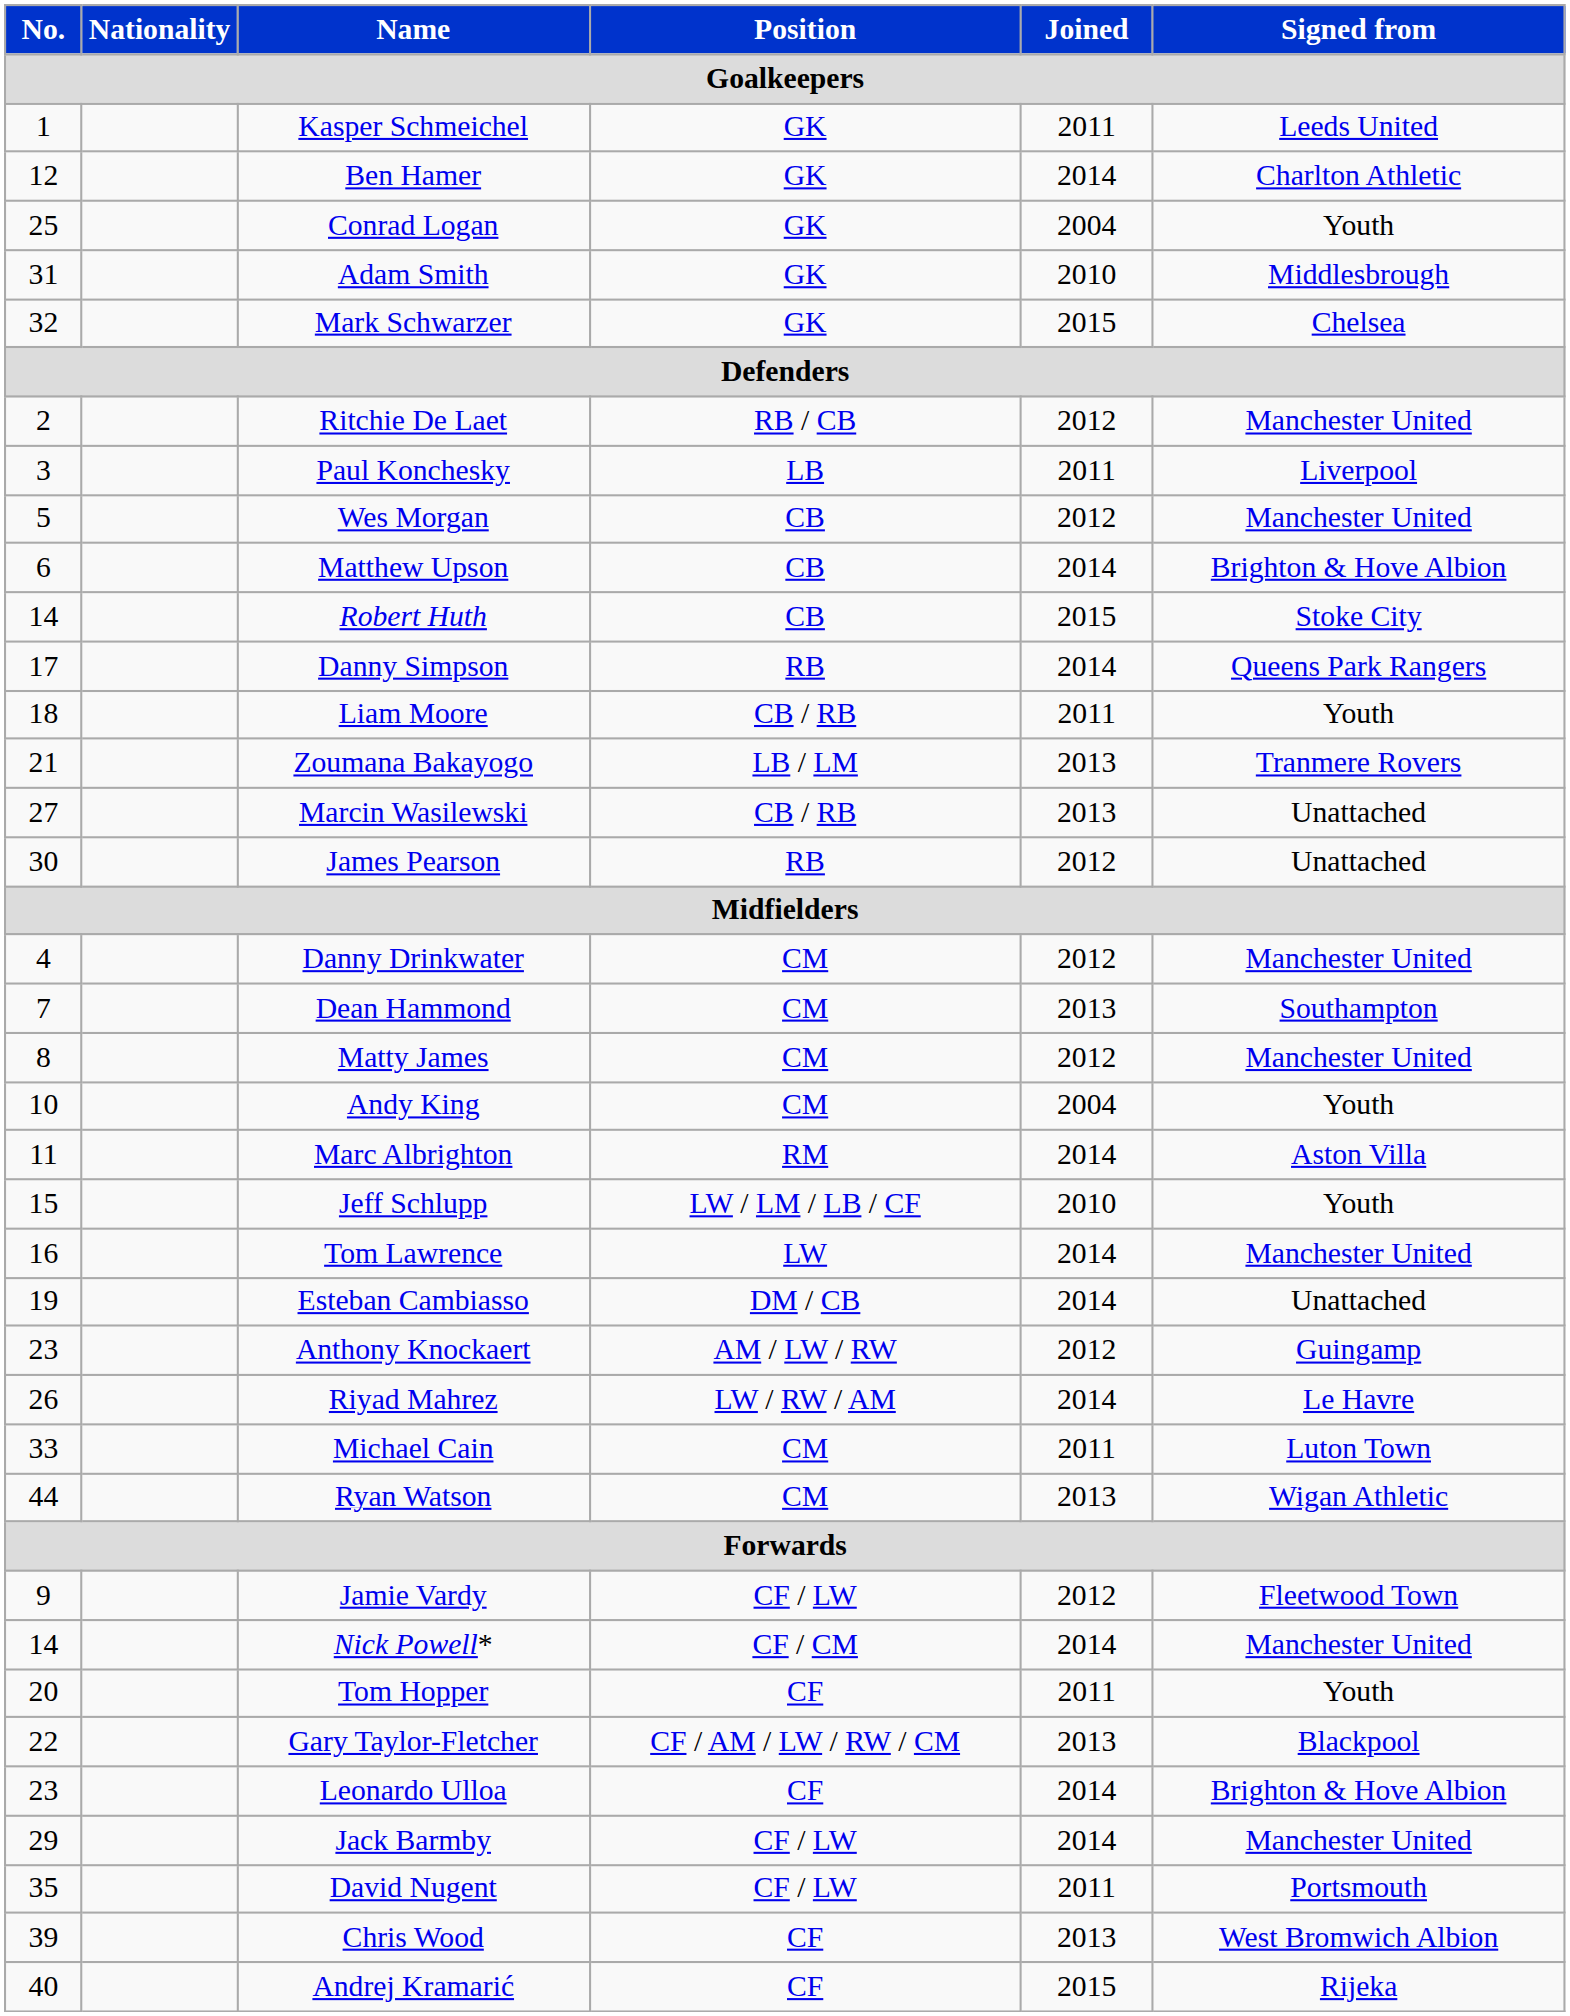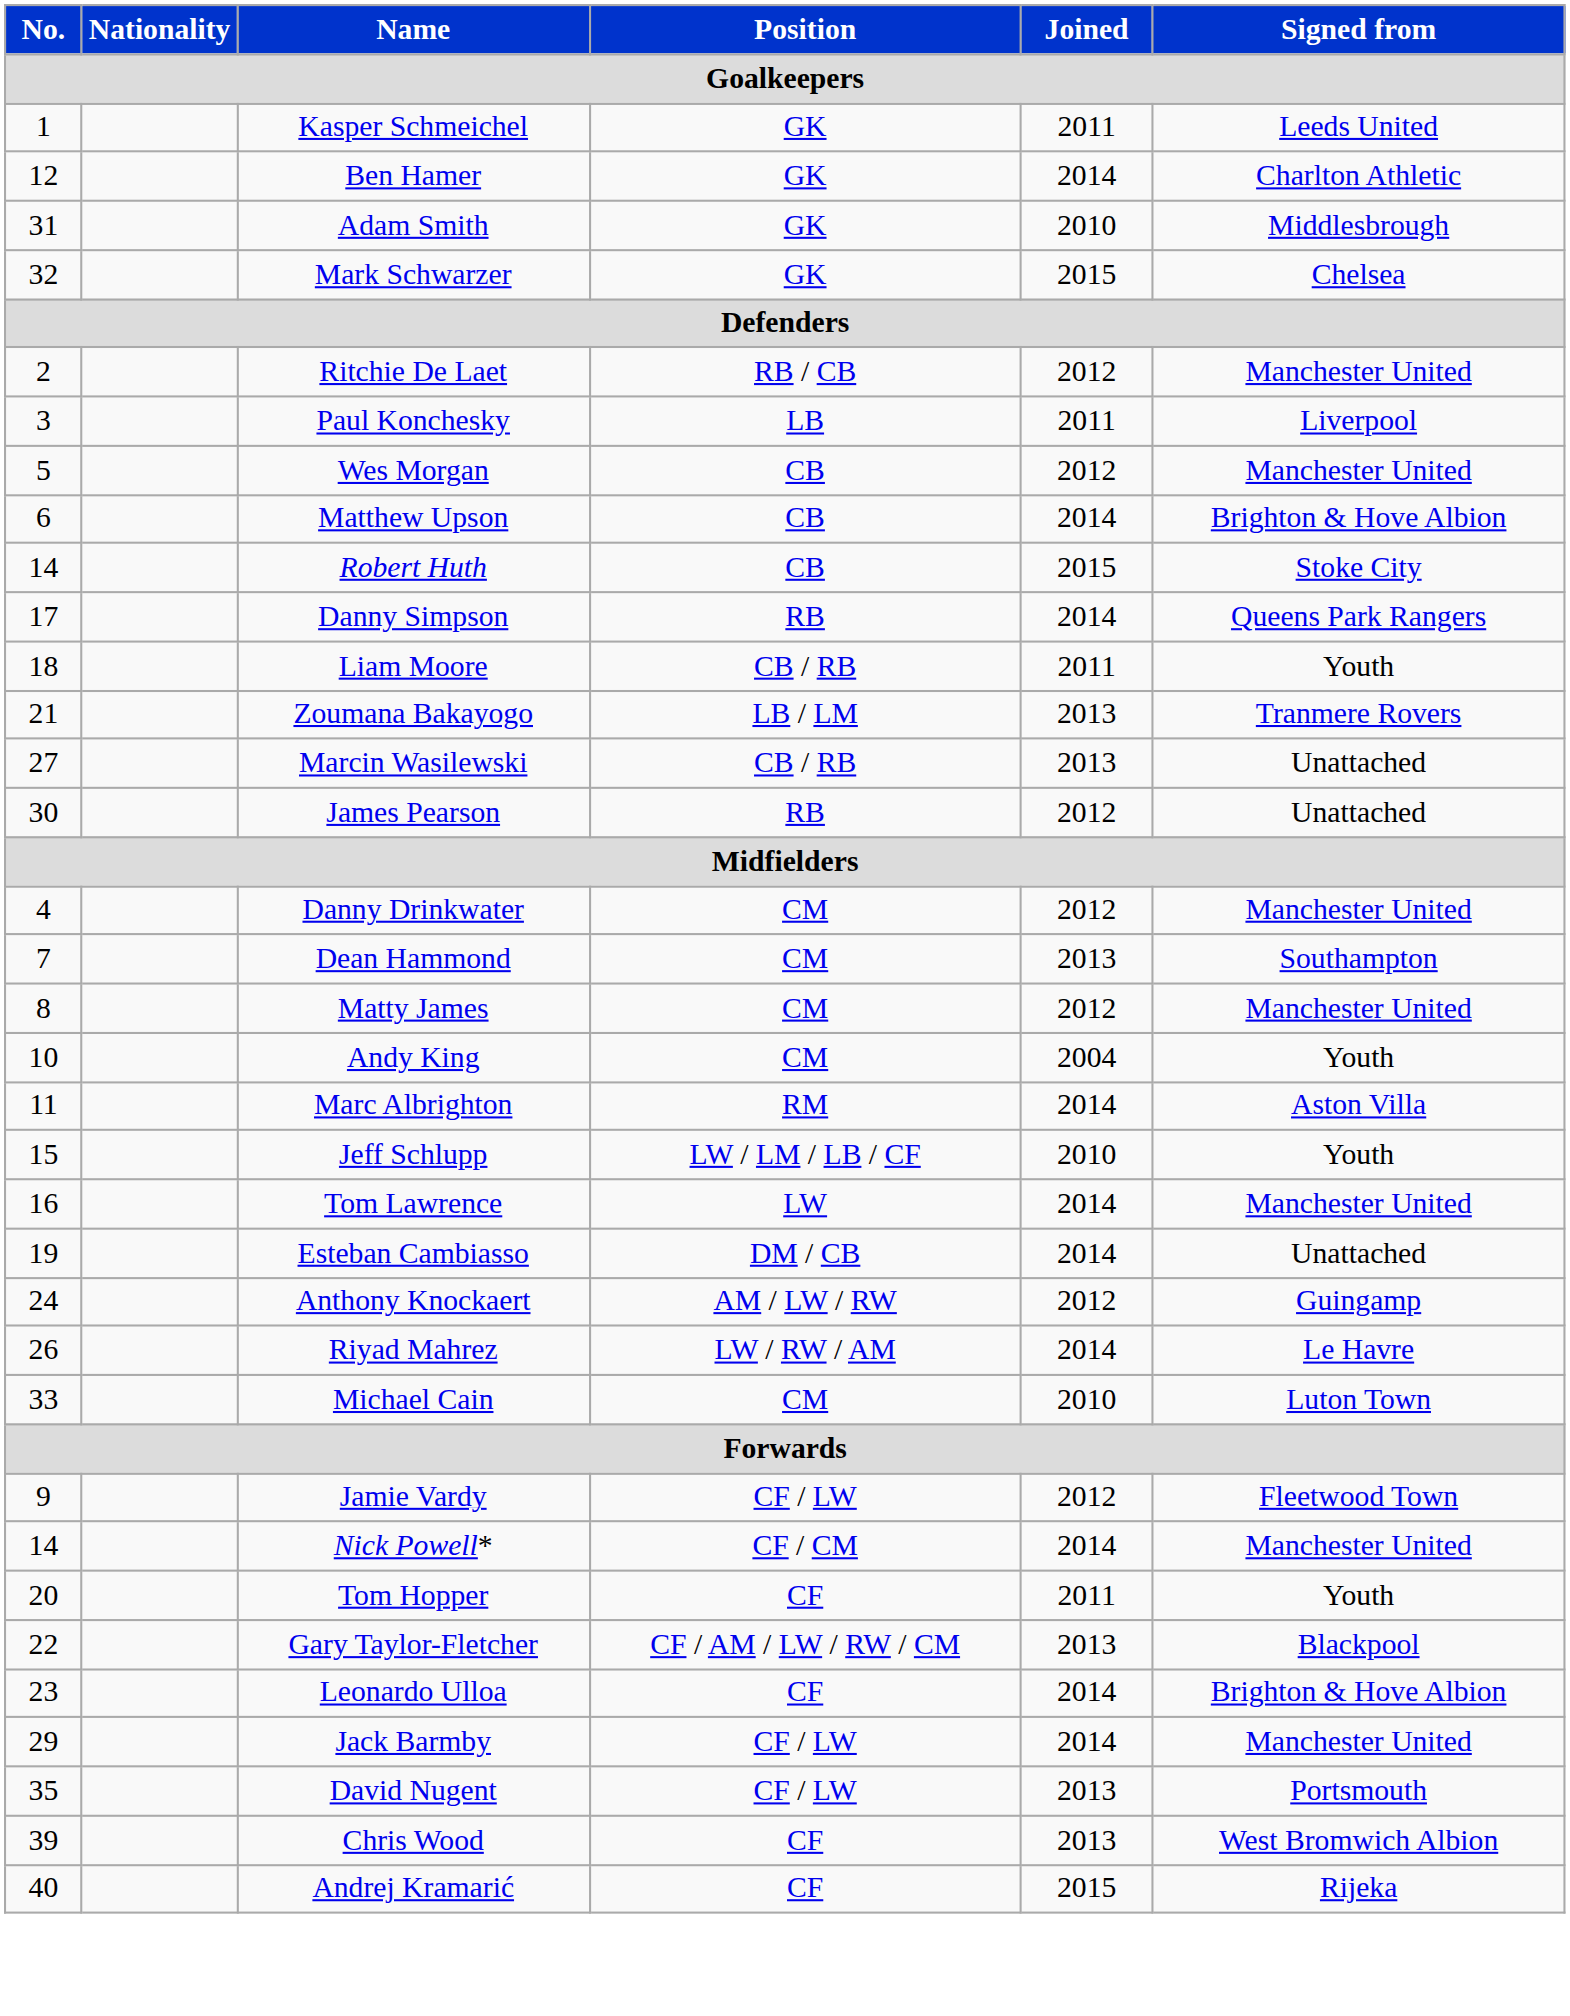- row: (413, 225)
(43, 1350) 23 -> (43, 1301) 24
(1087, 1448) 2011 -> (1087, 1399) 2010
- row: (413, 1497)
(1087, 1888) 2011 -> (1087, 1790) 2013
